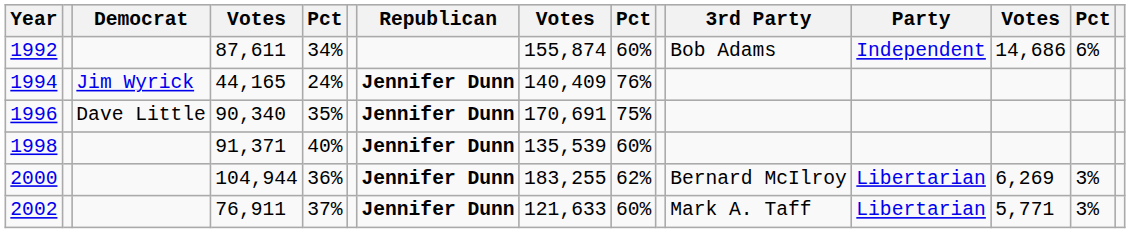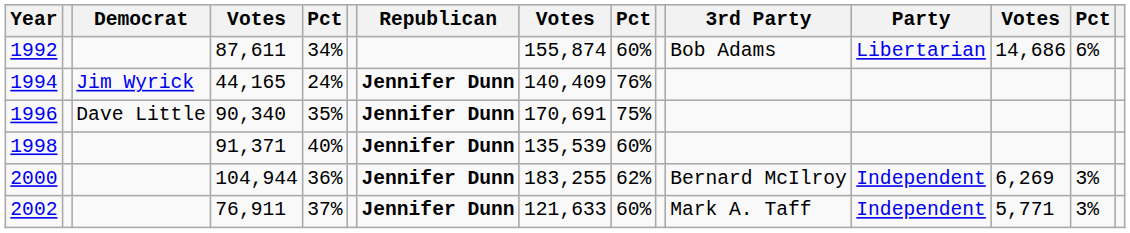(921, 52) Independent -> (921, 52) Libertarian
(921, 179) Libertarian -> (921, 179) Independent
(921, 211) Libertarian -> (921, 211) Independent
